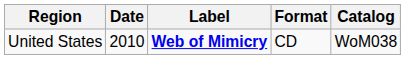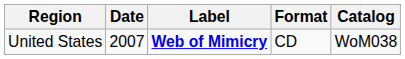(127, 41) 2010 -> (127, 41) 2007
